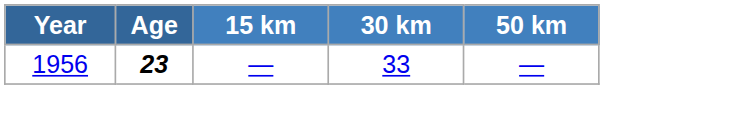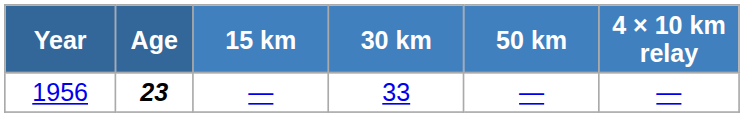+ column: (669, 39)
